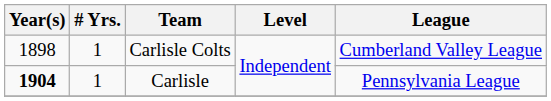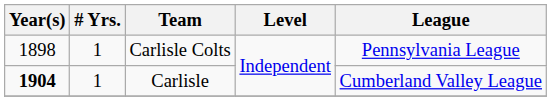(441, 50) Cumberland Valley League -> (441, 50) Pennsylvania League
(441, 81) Pennsylvania League -> (441, 81) Cumberland Valley League
